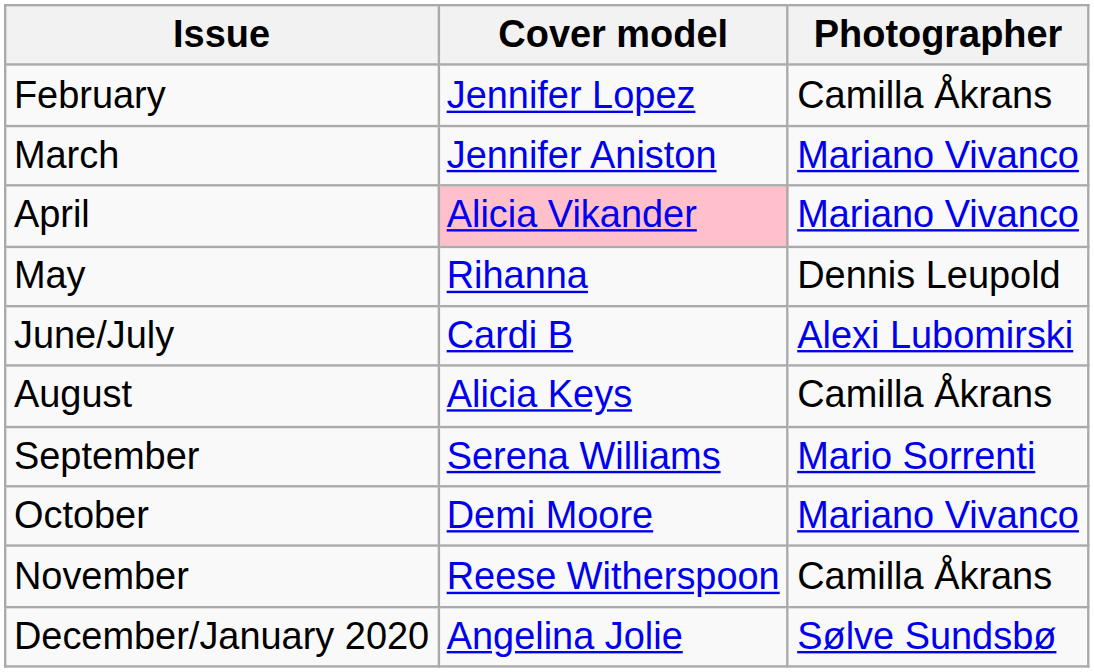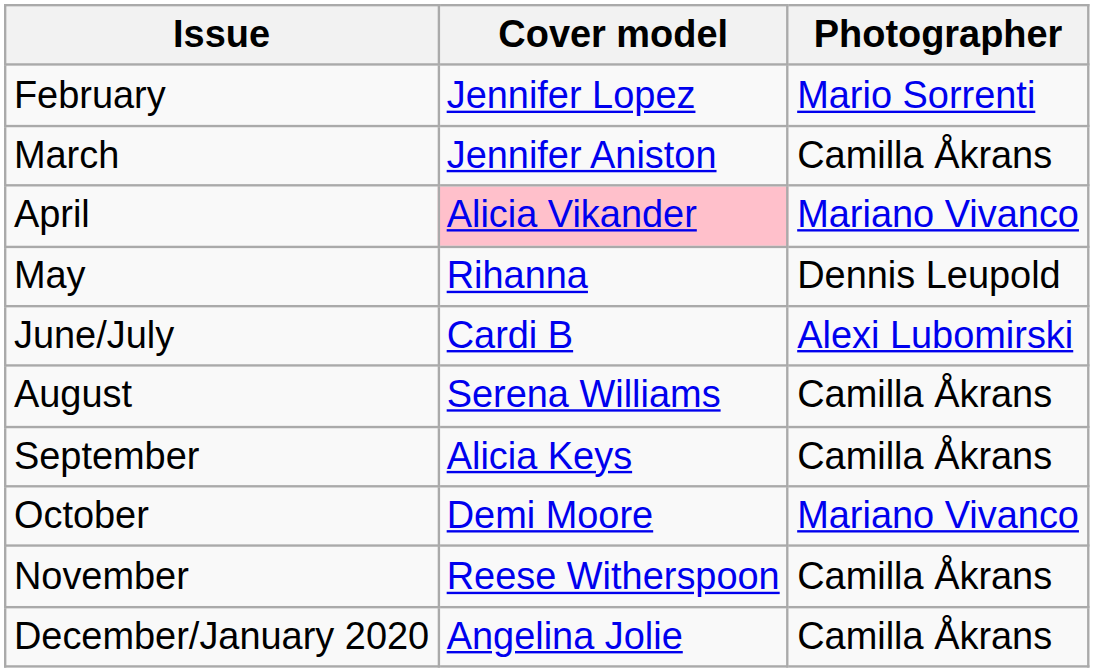(925, 94) Camilla Åkrans -> (916, 94) Mario Sorrenti
(938, 154) Mariano Vivanco -> (925, 154) Camilla Åkrans
(539, 395) Alicia Keys -> (584, 395) Serena Williams
(584, 455) Serena Williams -> (539, 455) Alicia Keys
(916, 455) Mario Sorrenti -> (925, 455) Camilla Åkrans
(927, 635) Sølve Sundsbø -> (925, 635) Camilla Åkrans
